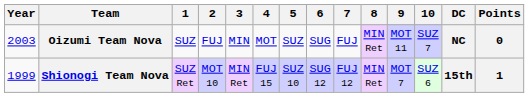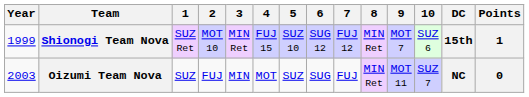rows swapped: (105, 75) <-> (105, 41)
